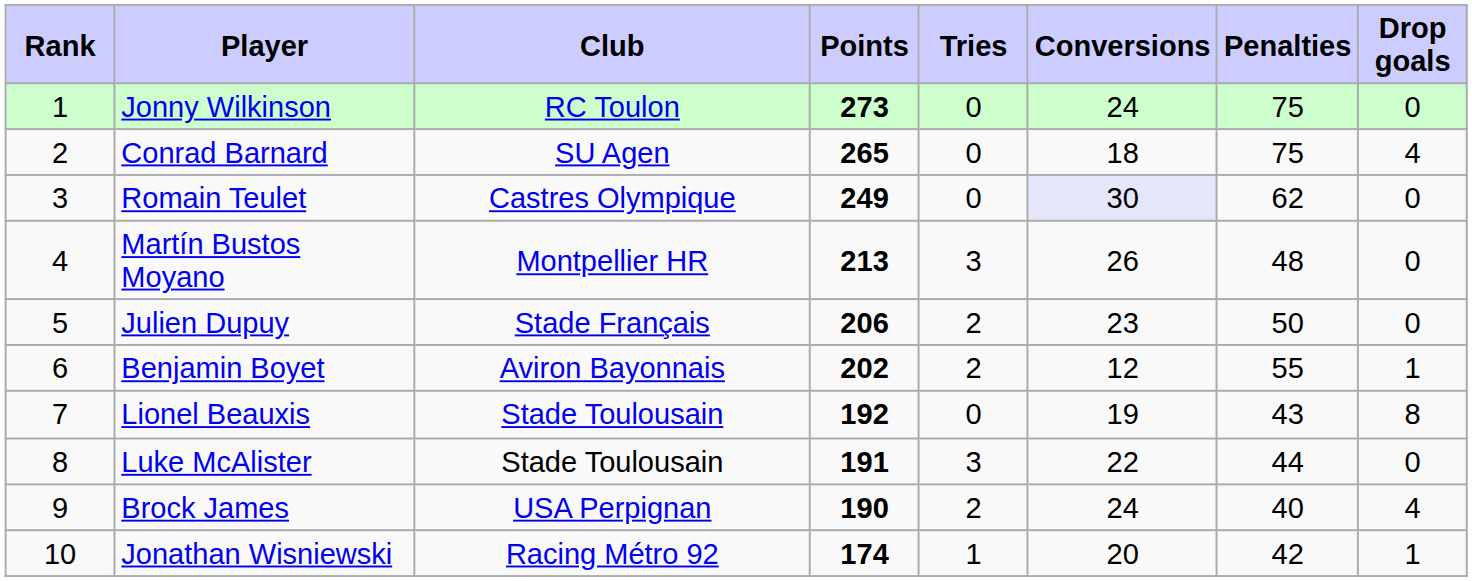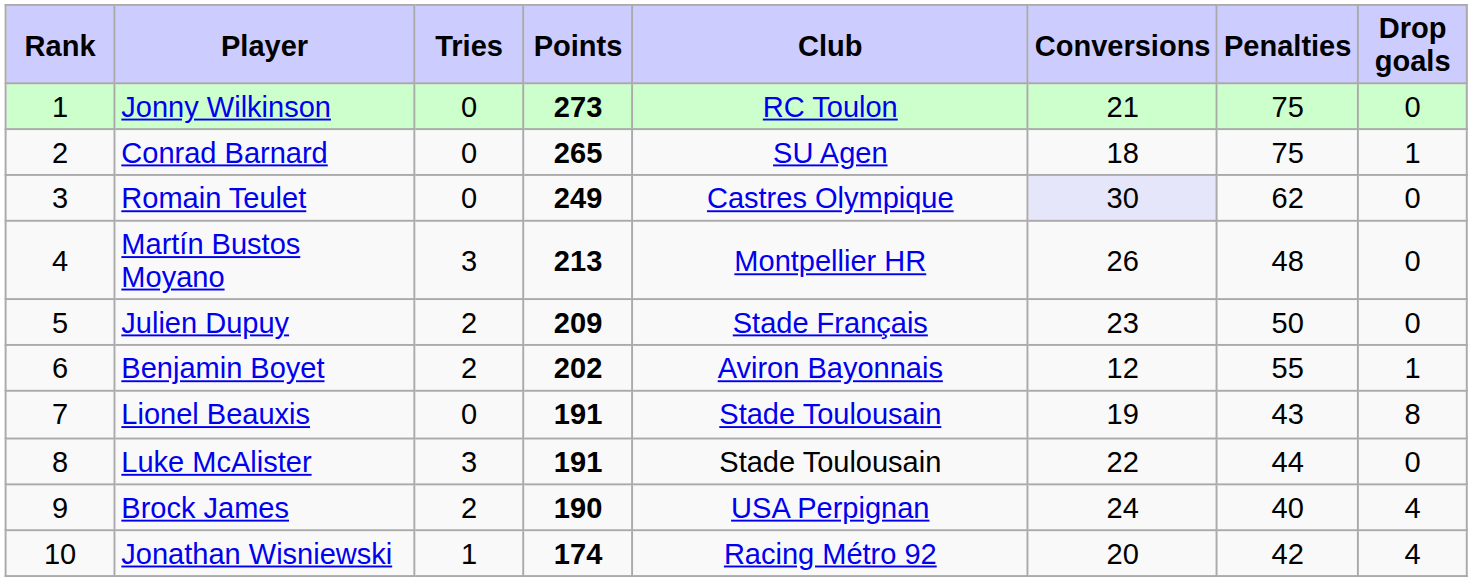columns swapped: (612, 44) <-> (974, 44)
(1123, 107) 24 -> (1123, 107) 21
(1413, 153) 4 -> (1413, 153) 1
(865, 323) 206 -> (578, 323) 209
(865, 415) 192 -> (578, 415) 191
(1413, 553) 1 -> (1413, 553) 4
